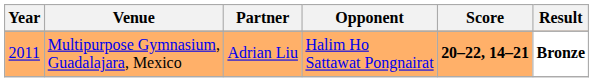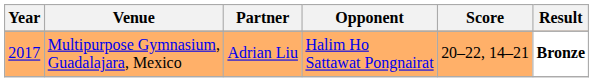(24, 53) 2011 -> (24, 53) 2017
(485, 53) bold -> (485, 53) normal
